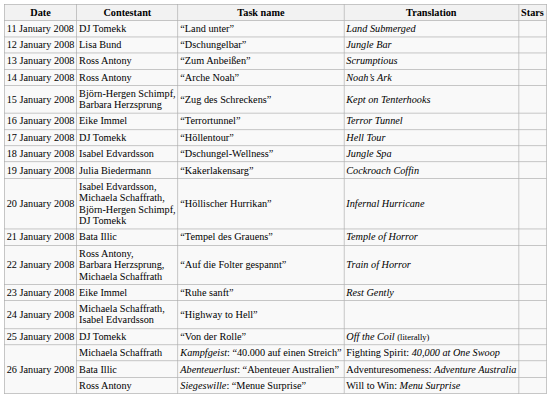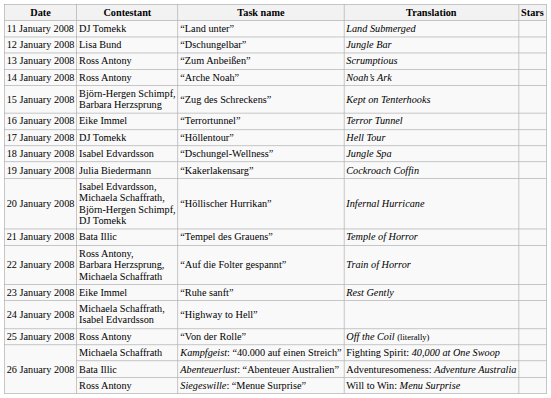(103, 336) DJ Tomekk -> (105, 336) Ross Antony
